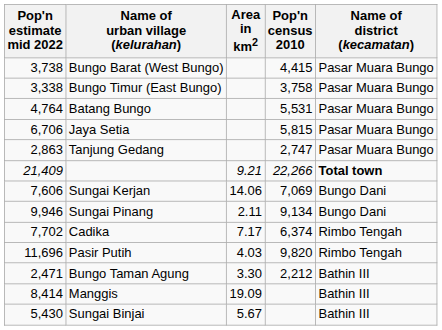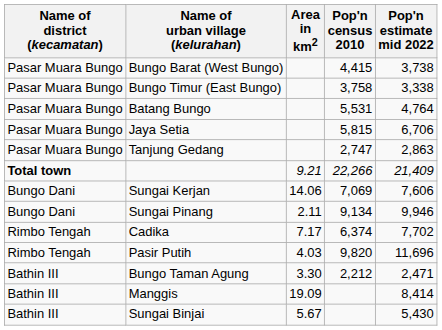columns swapped: (376, 31) <-> (35, 31)
